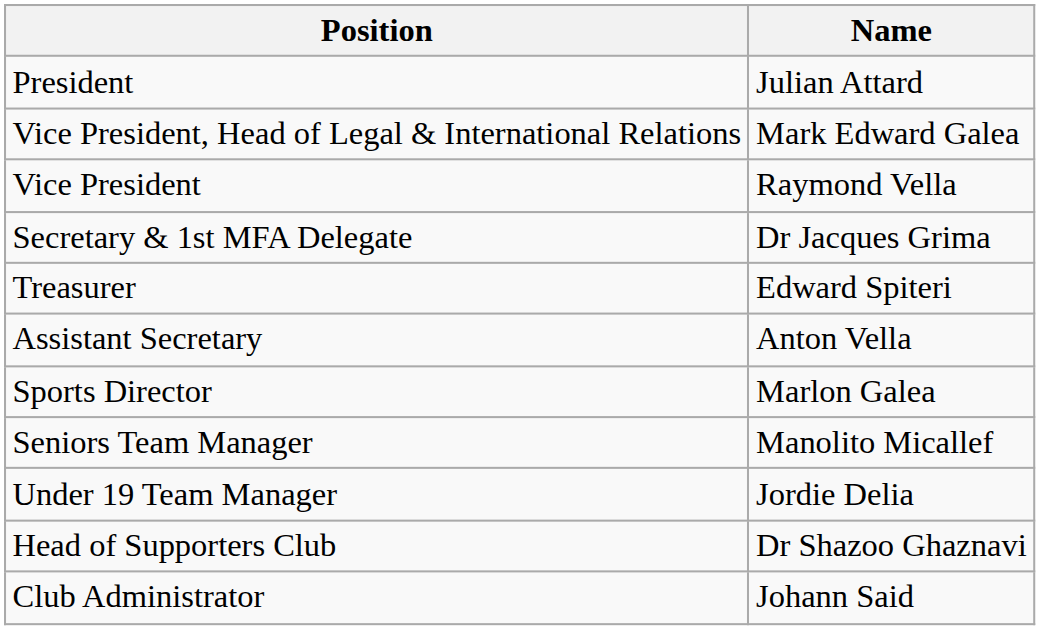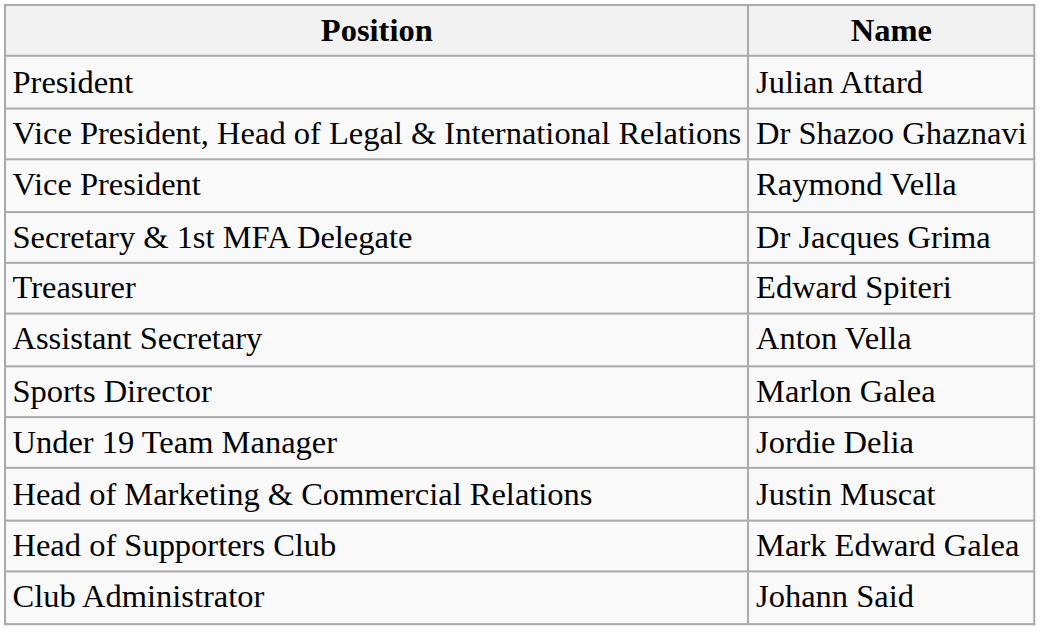(888, 133) Mark Edward Galea -> (891, 133) Dr Shazoo Ghaznavi
- row: (163, 442)
+ row: (302, 493)
(891, 545) Dr Shazoo Ghaznavi -> (888, 545) Mark Edward Galea
